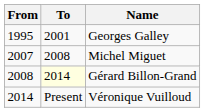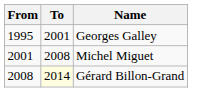(20, 55) 2007 -> (20, 55) 2001
- row: (140, 96)
